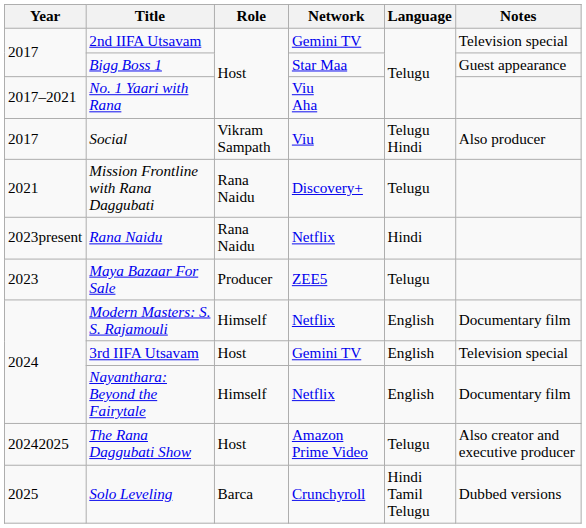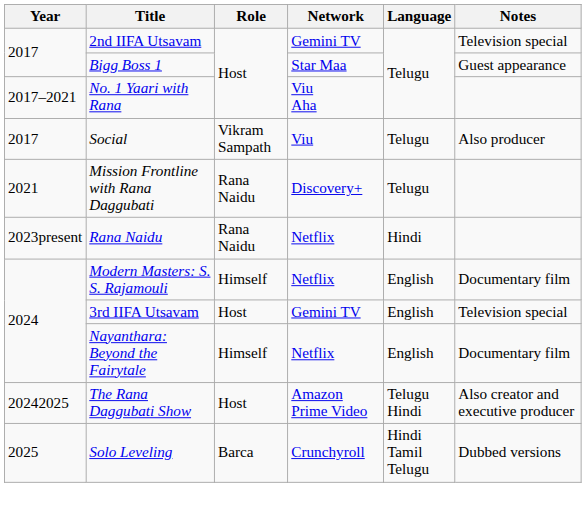(409, 138) Telugu Hindi -> (408, 138) Telugu
- row: (144, 279)
(409, 444) Telugu -> (408, 402) Telugu Hindi
